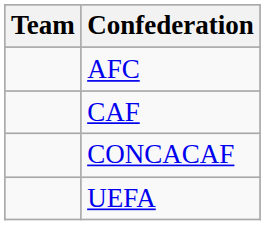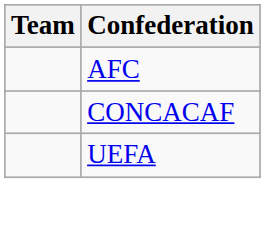- row: (113, 111)
